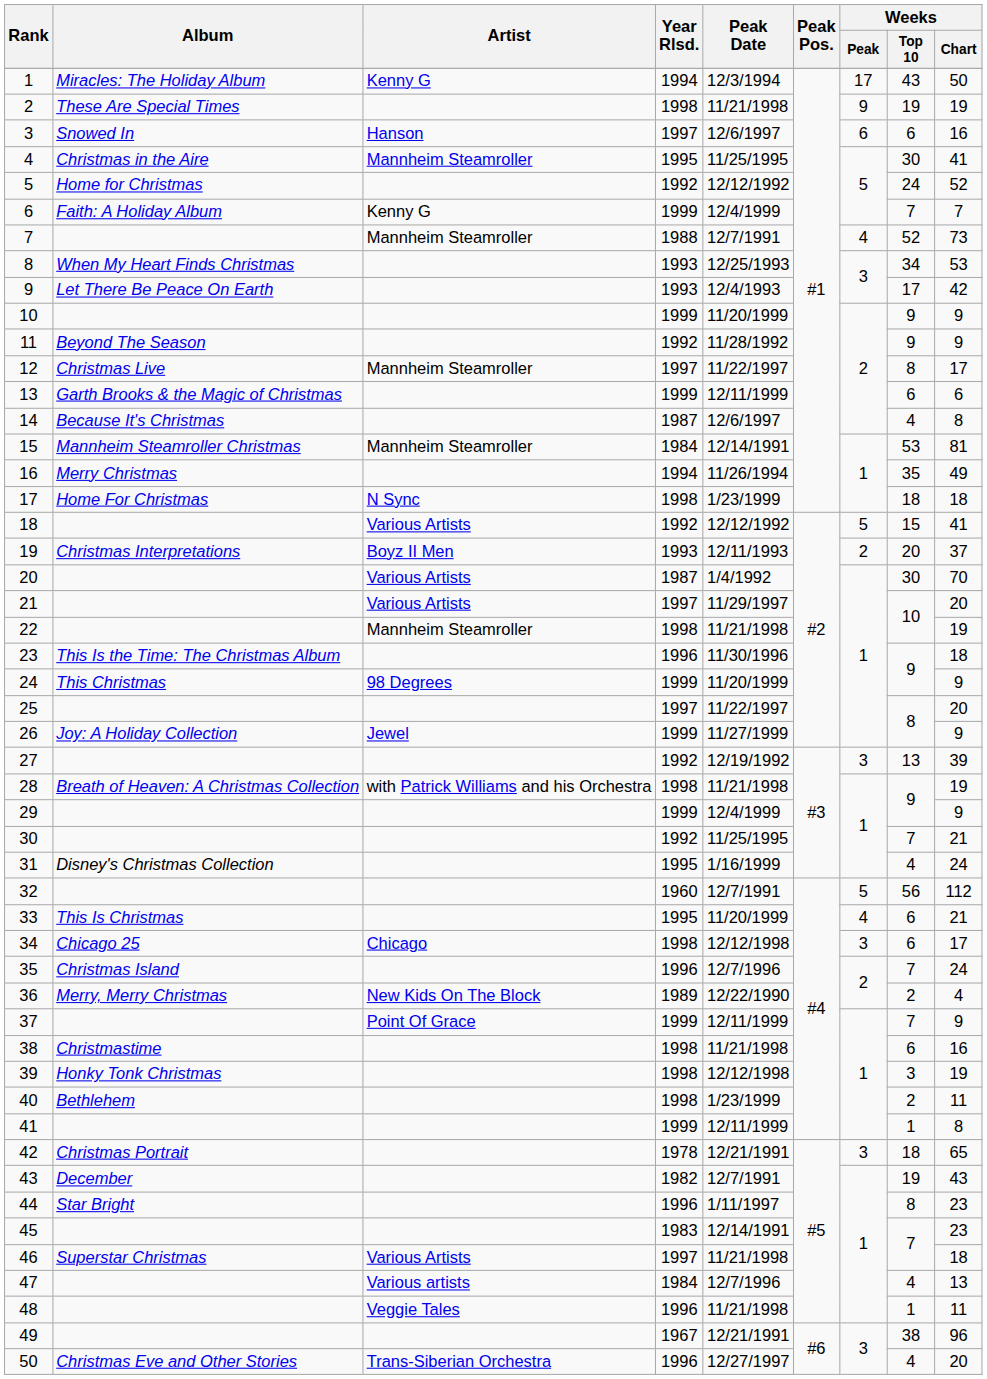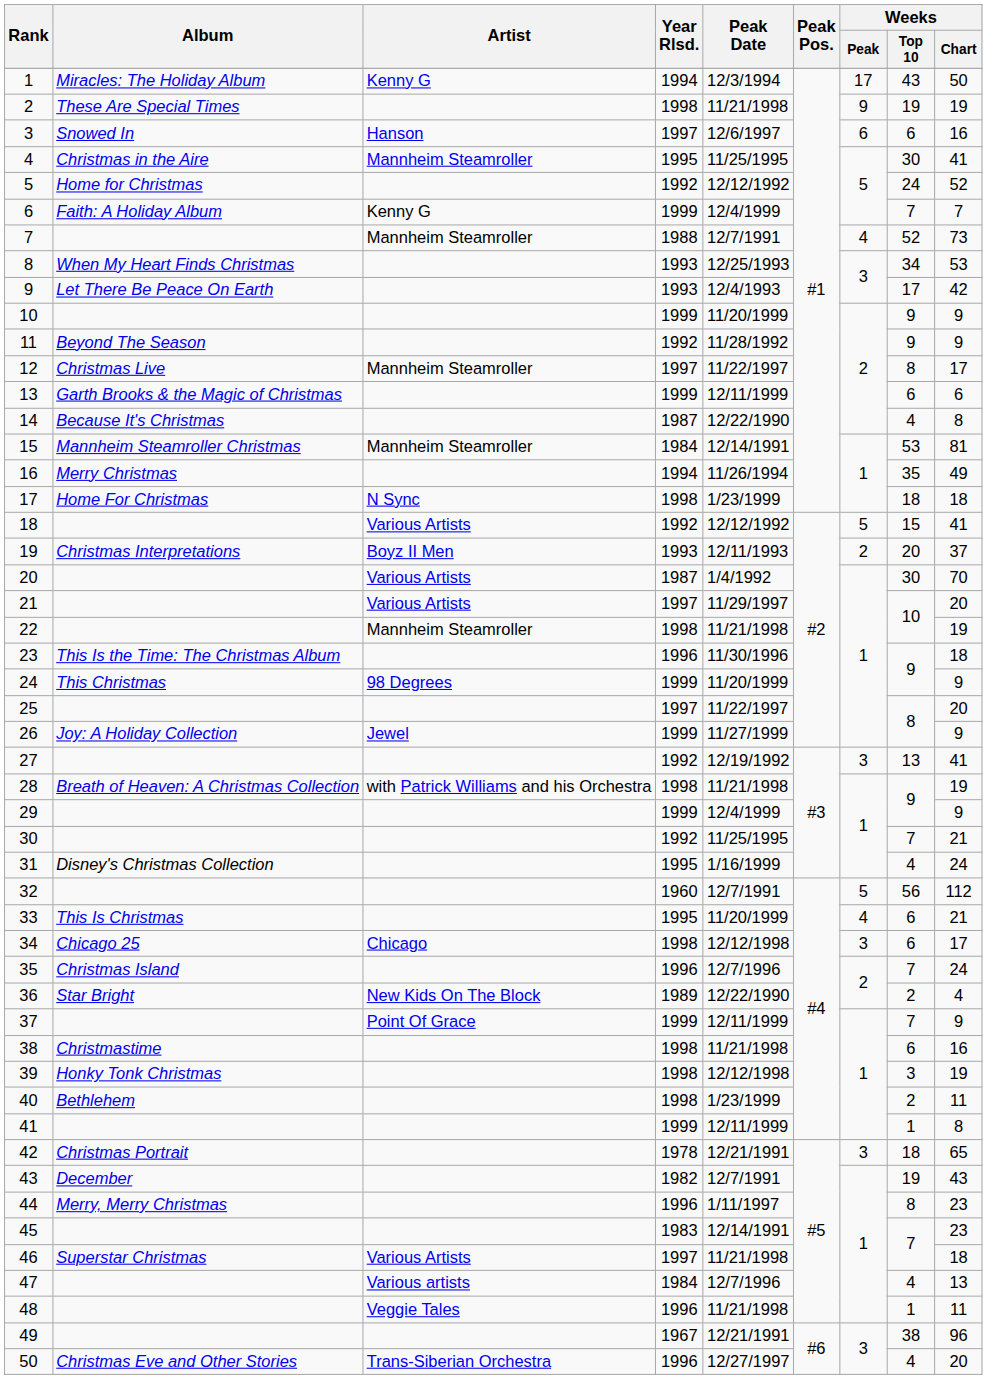(744, 420) 12/6/1997 -> (748, 420) 12/22/1990
(959, 760) 39 -> (959, 760) 41
(142, 995) Merry, Merry Christmas -> (95, 995) Star Bright
(95, 1204) Star Bright -> (142, 1204) Merry, Merry Christmas
